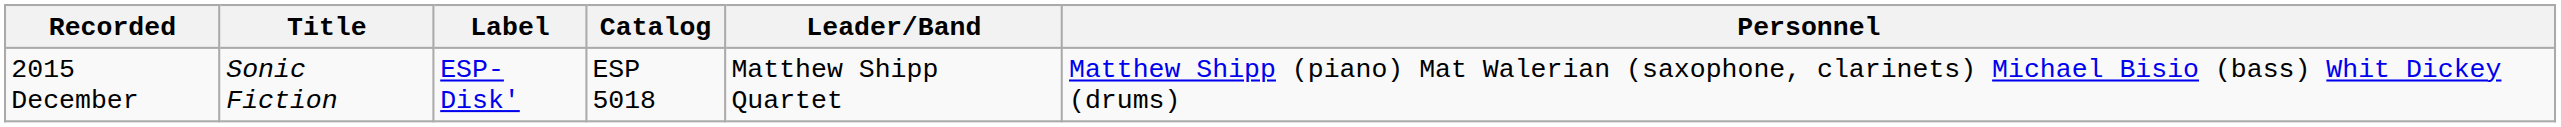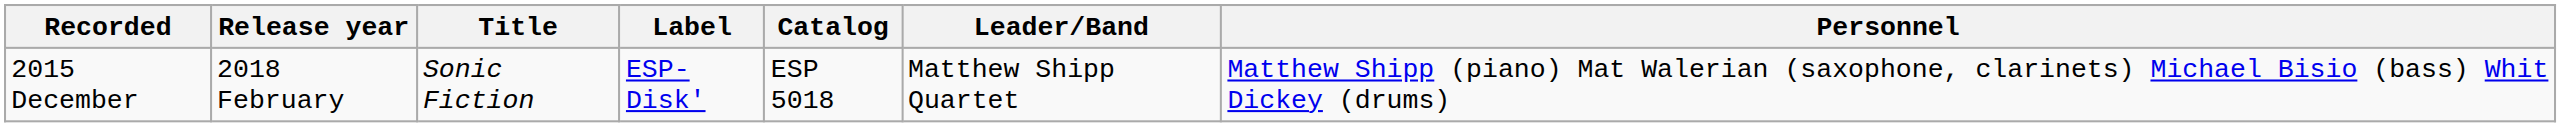+ column: (314, 27)
